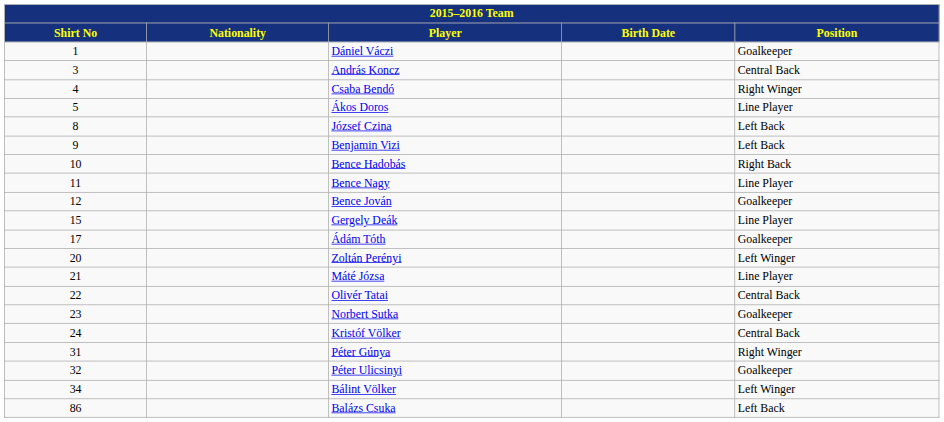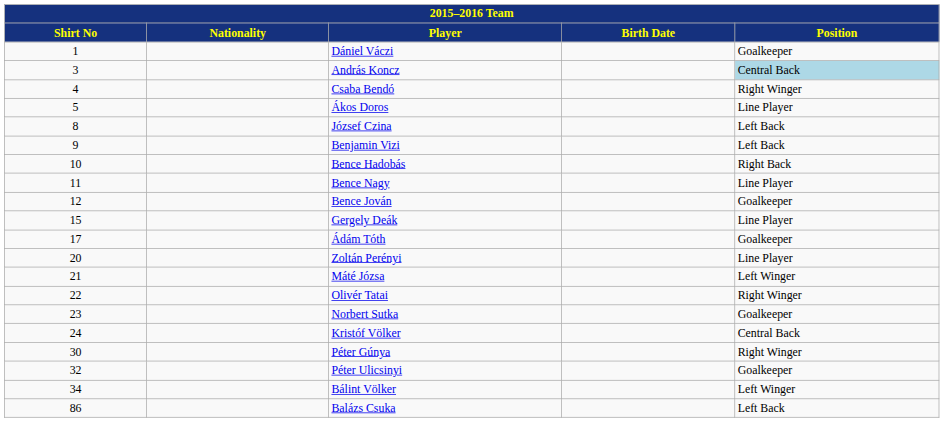(769, 70) no background -> (769, 70) lightblue background
(766, 257) Left Winger -> (765, 257) Line Player
(765, 276) Line Player -> (766, 276) Left Winger
(769, 295) Central Back -> (770, 295) Right Winger
(76, 351) 31 -> (76, 351) 30
